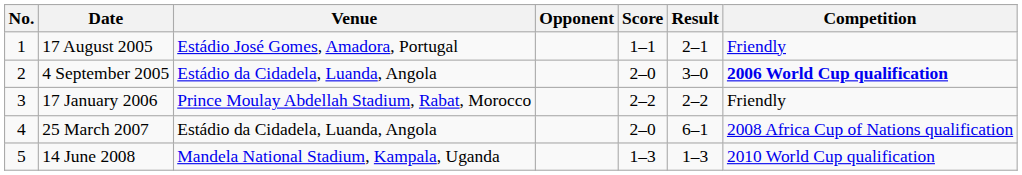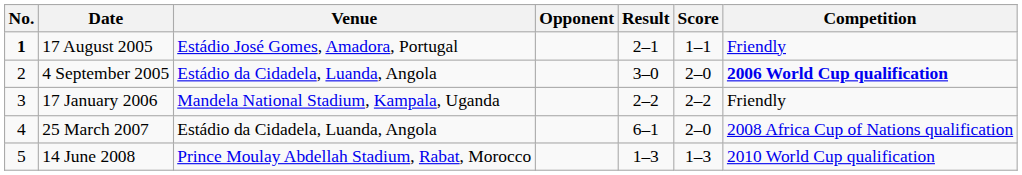columns swapped: (643, 18) <-> (695, 18)
(21, 45) normal -> (21, 45) bold
(354, 101) Prince Moulay Abdellah Stadium, Rabat, Morocco -> (339, 101) Mandela National Stadium, Kampala, Uganda
(339, 156) Mandela National Stadium, Kampala, Uganda -> (354, 156) Prince Moulay Abdellah Stadium, Rabat, Morocco
